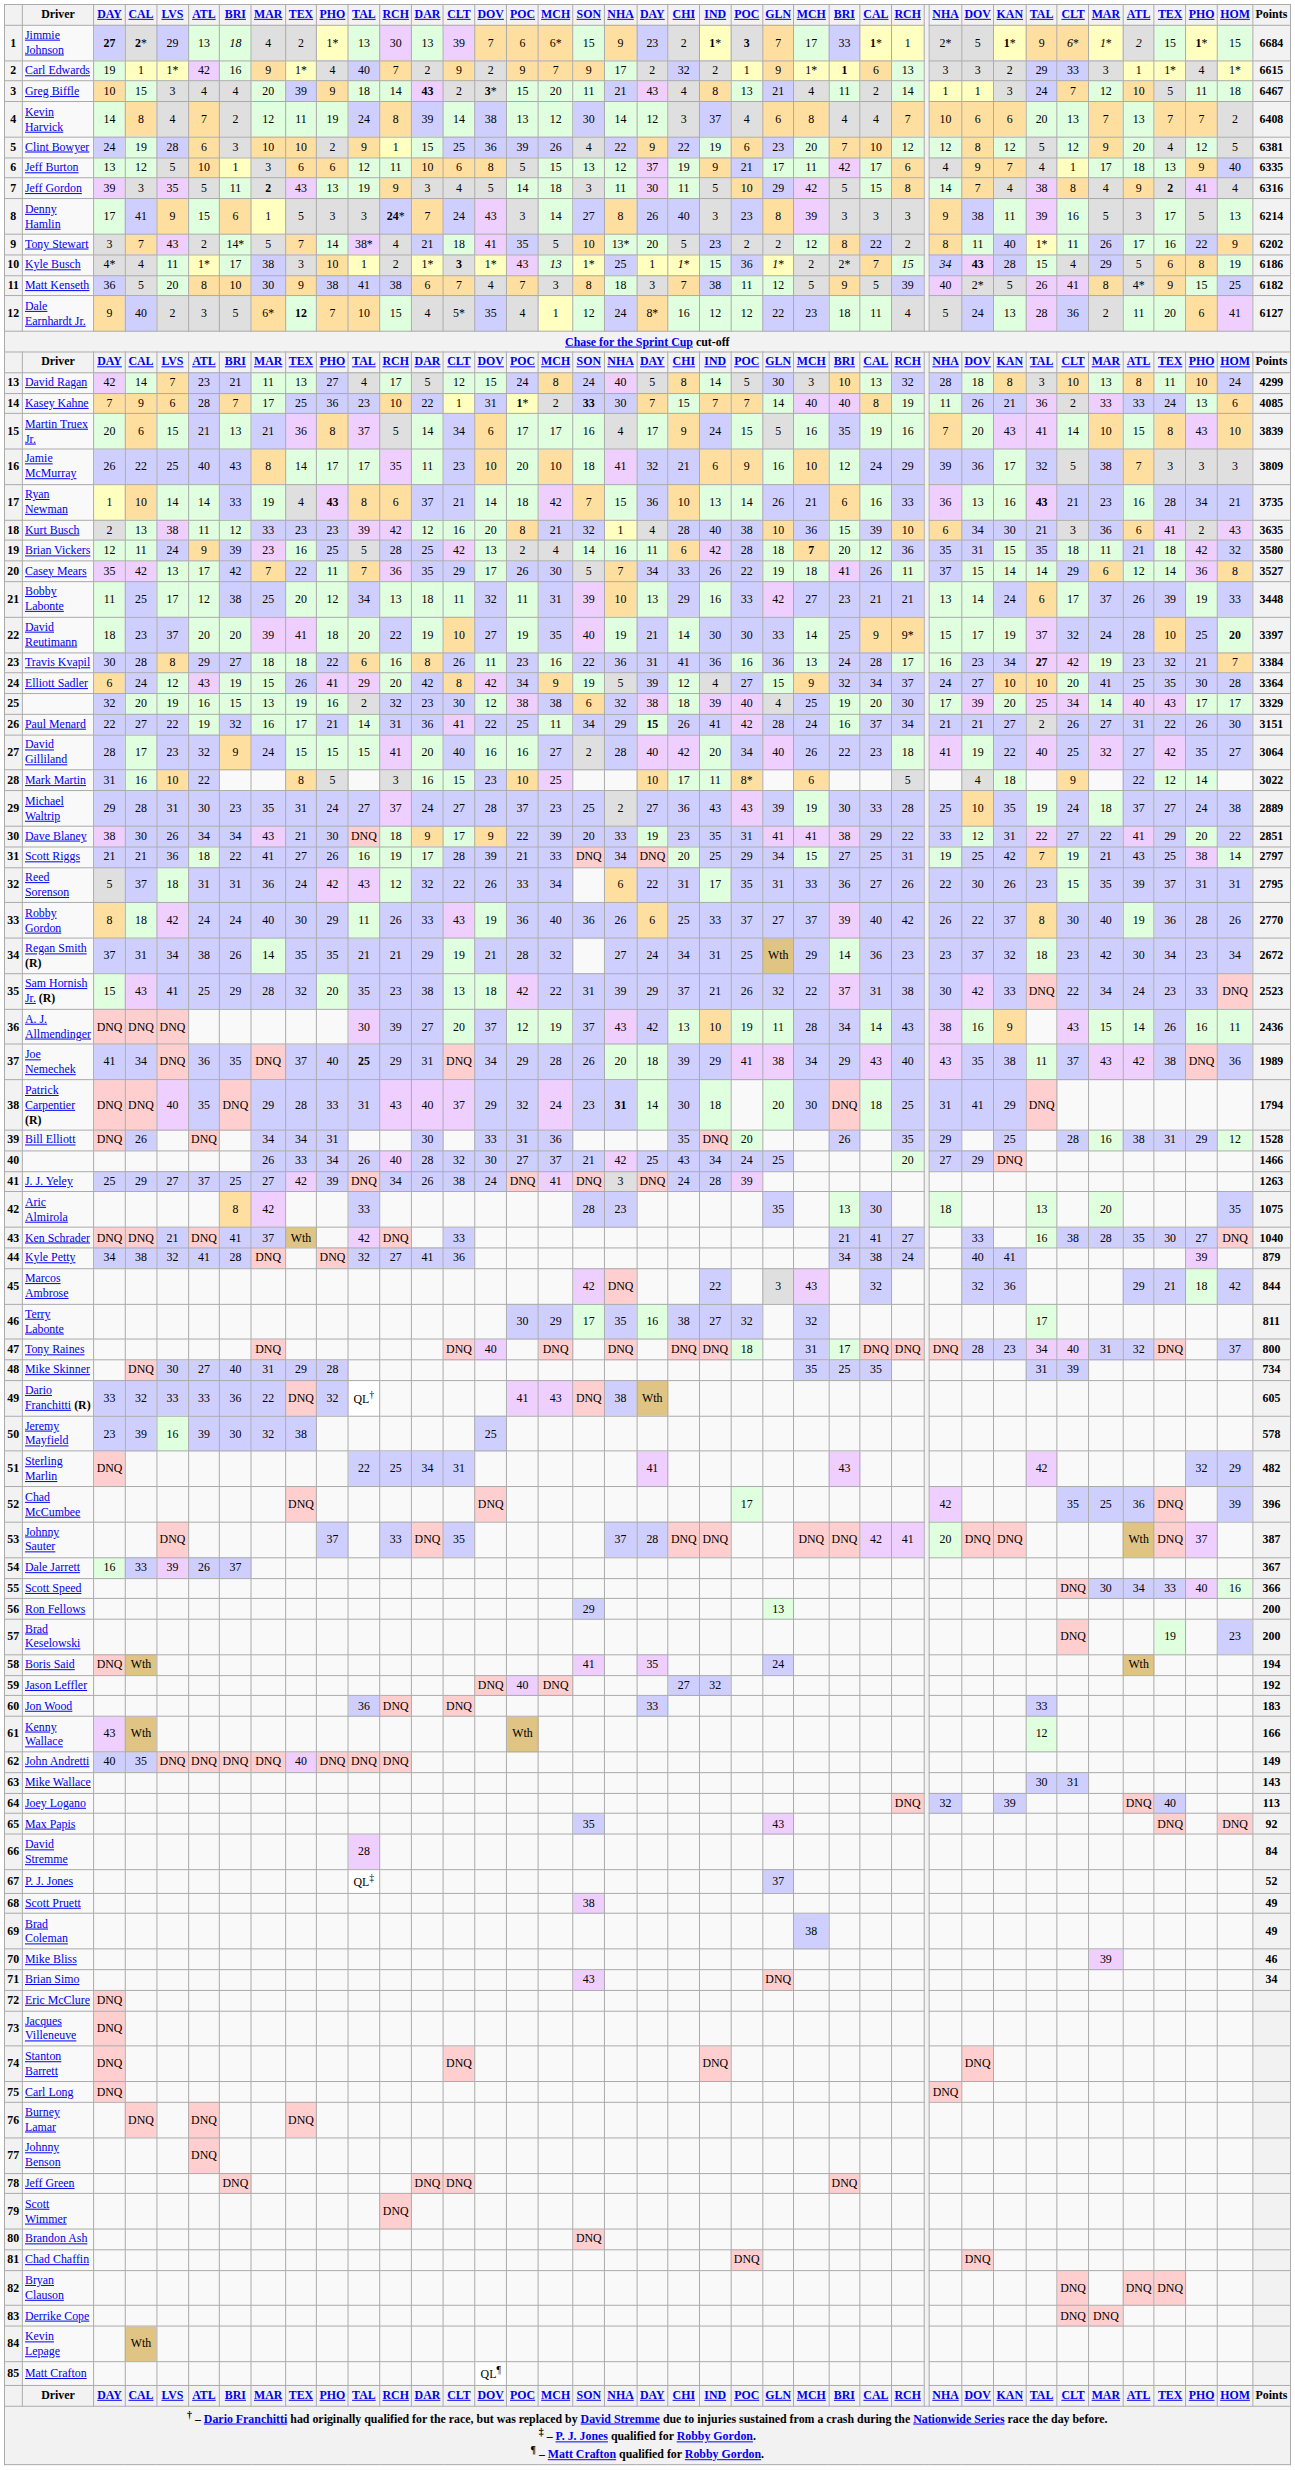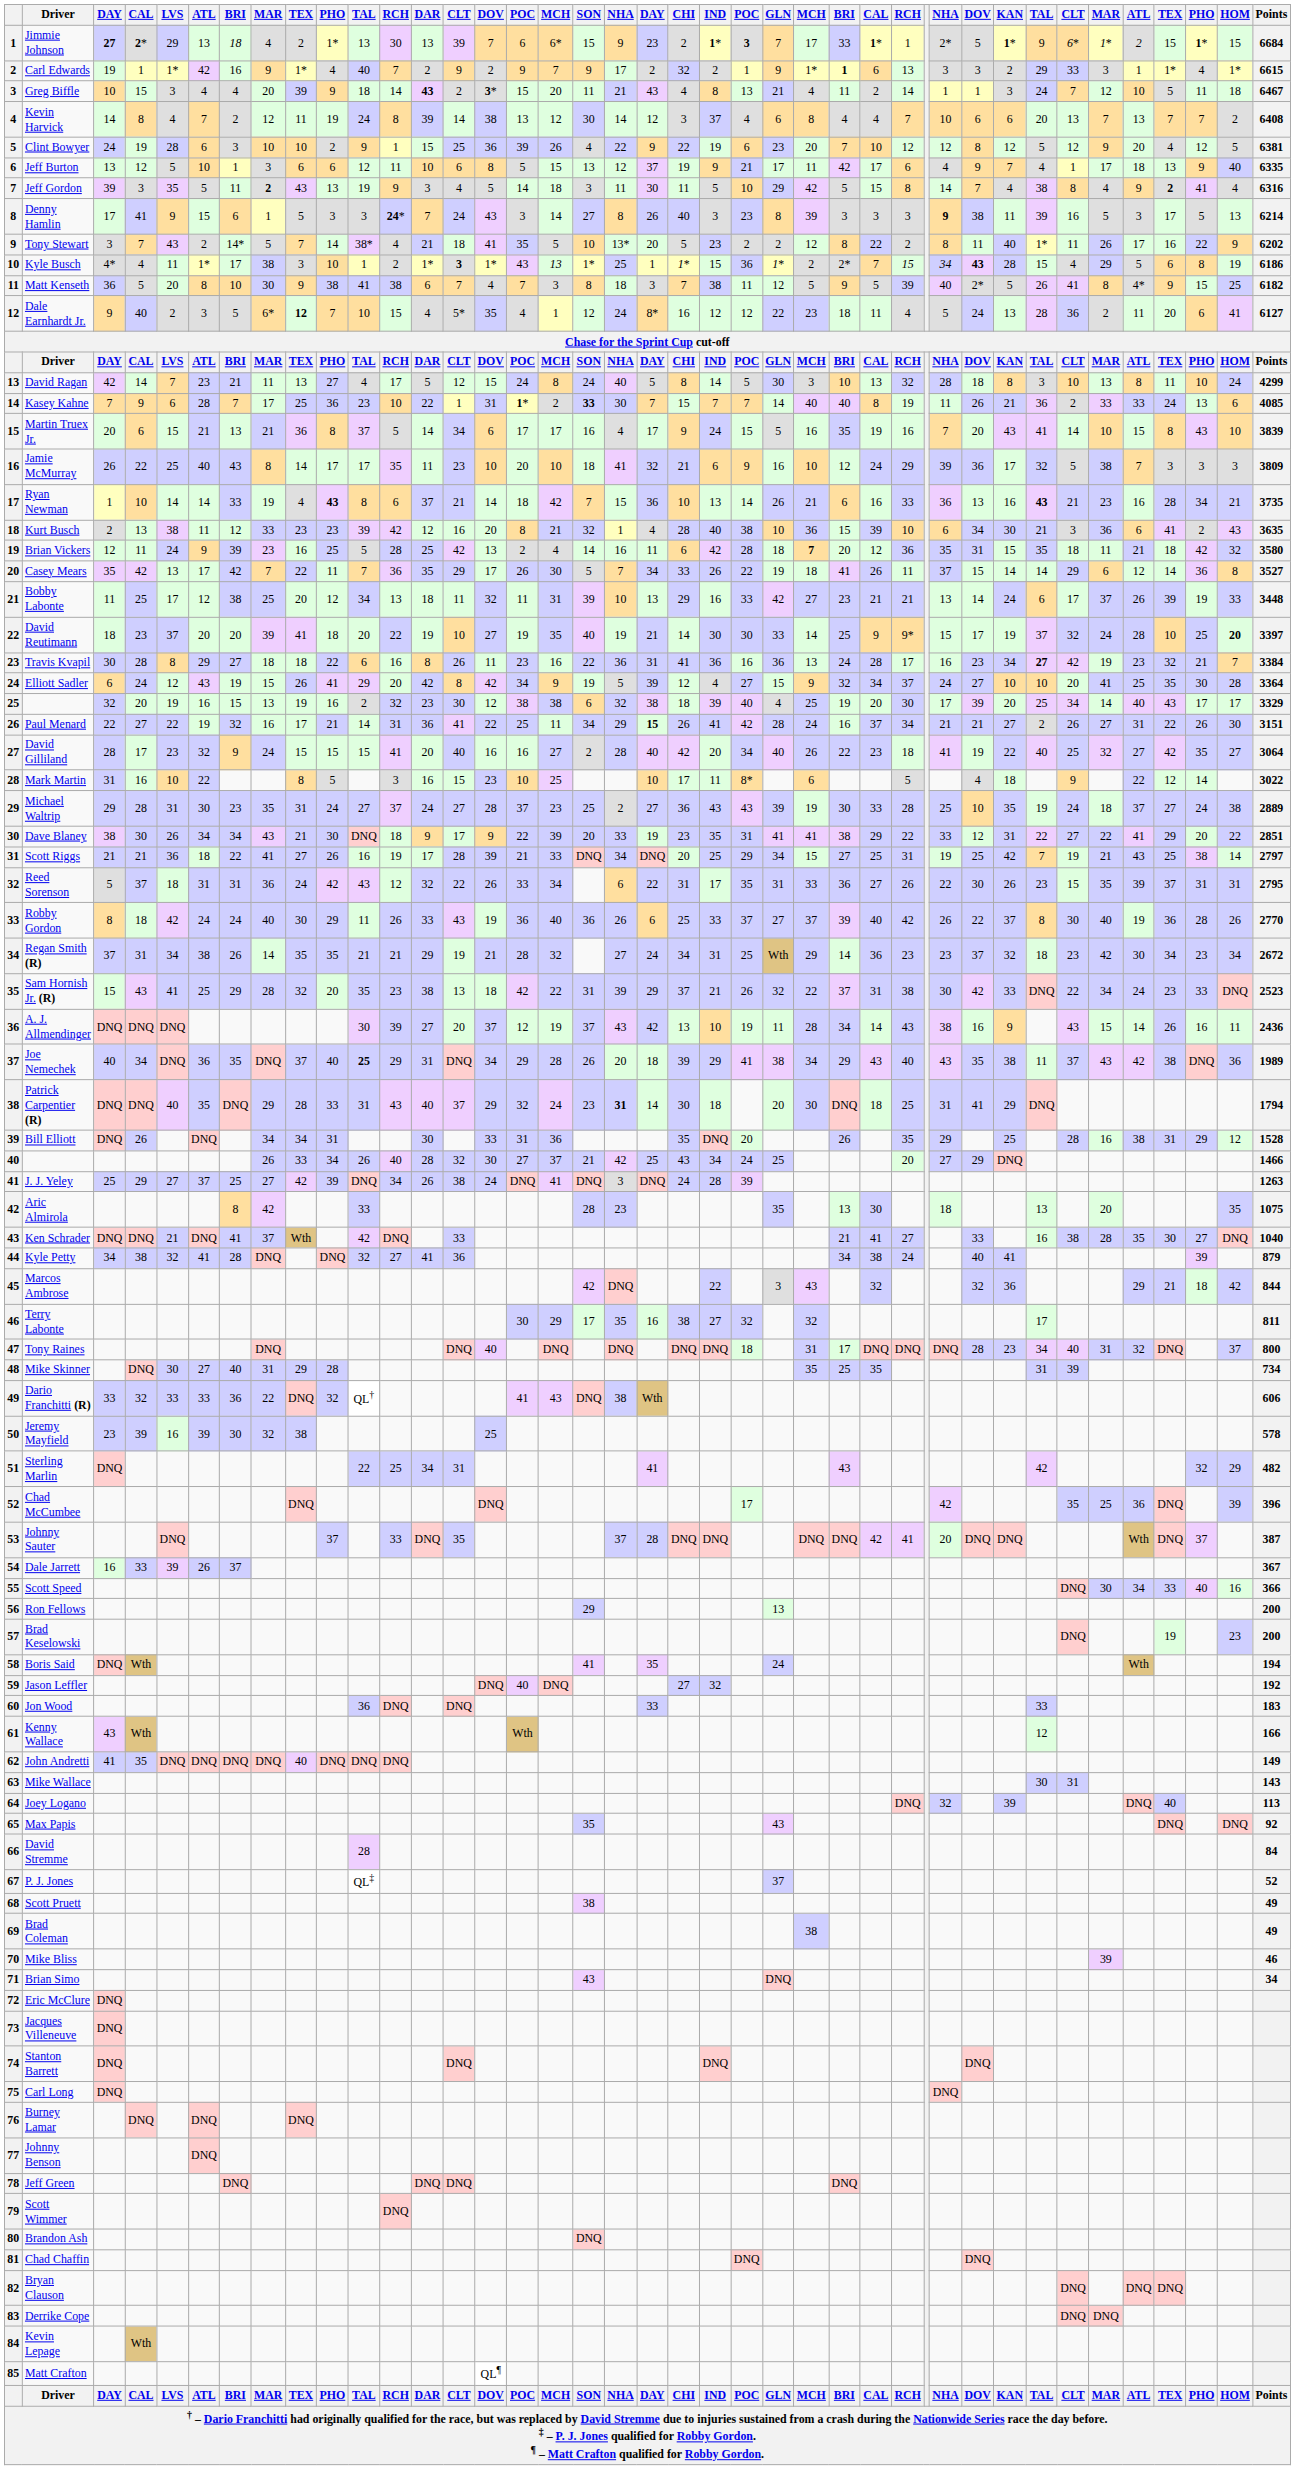(946, 216) normal -> (946, 216) bold
(110, 1062) 41 -> (110, 1062) 40
(1271, 1398) 605 -> (1271, 1398) 606
(110, 1762) 40 -> (110, 1762) 41
